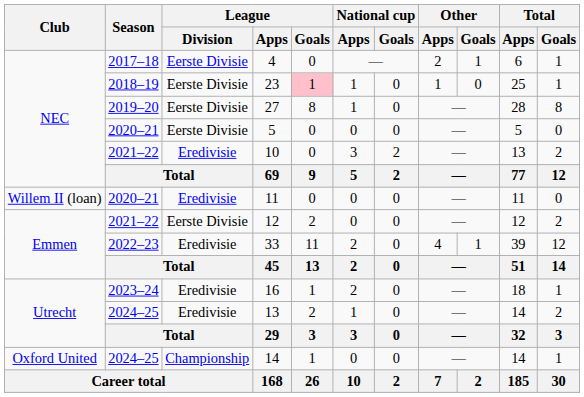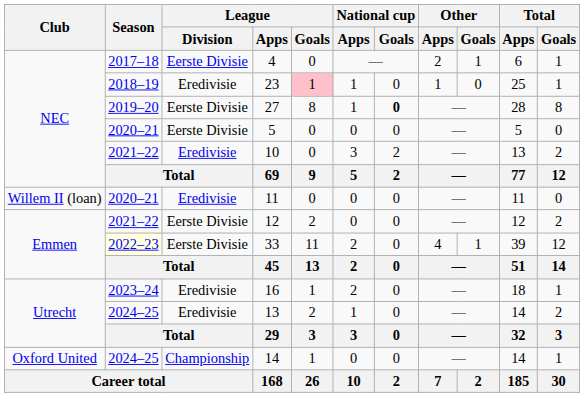(207, 84) Eerste Divisie -> (207, 84) Eredivisie
(396, 107) normal -> (396, 107) bold
(133, 244) no background -> (133, 244) lightyellow background
(207, 244) Eredivisie -> (207, 244) Eerste Divisie
